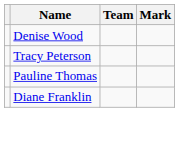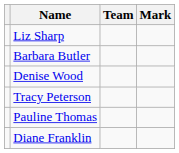+ row: (39, 35)
+ row: (52, 55)
